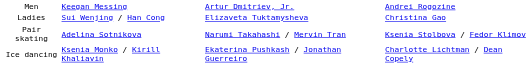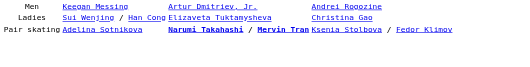(275, 34) normal -> (239, 29) bold
- row: (31, 54)
